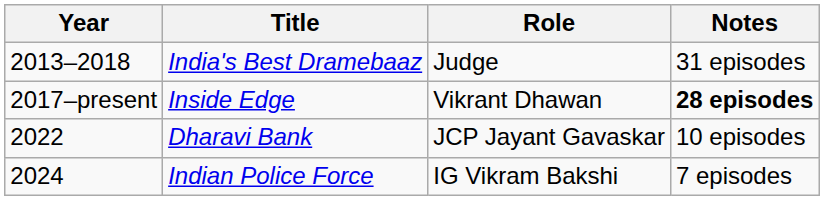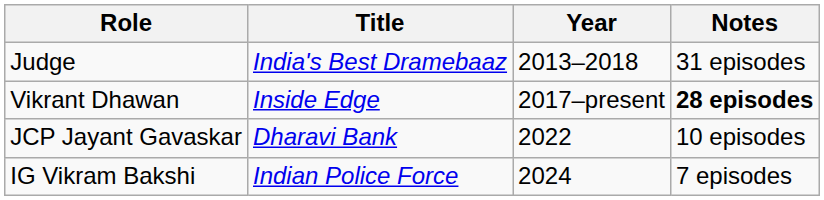columns swapped: (84, 23) <-> (549, 23)
